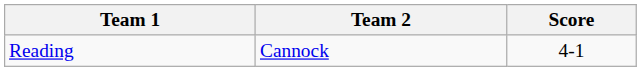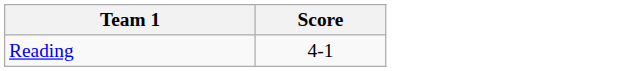- column: (381, 19)
